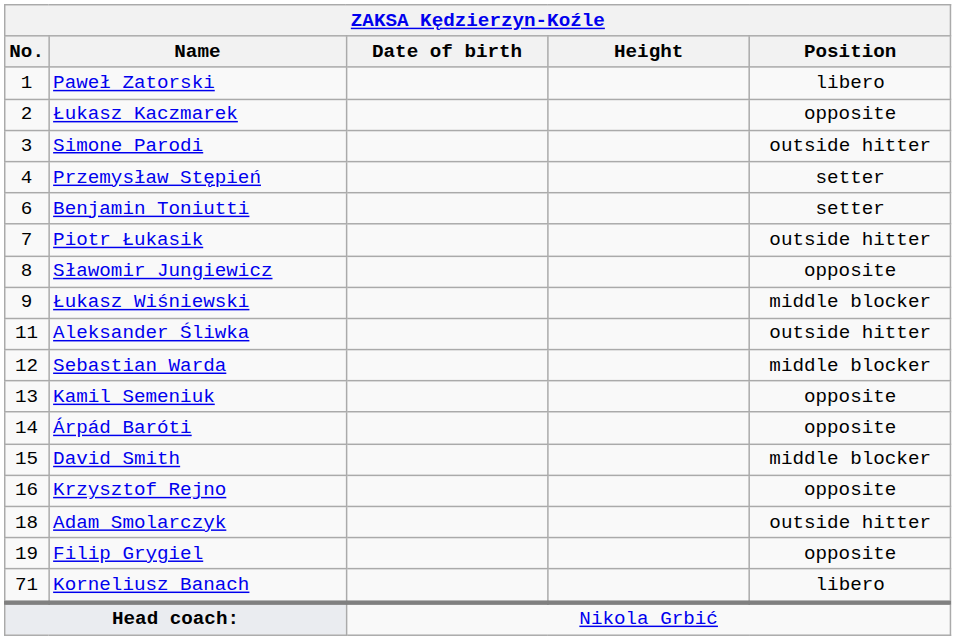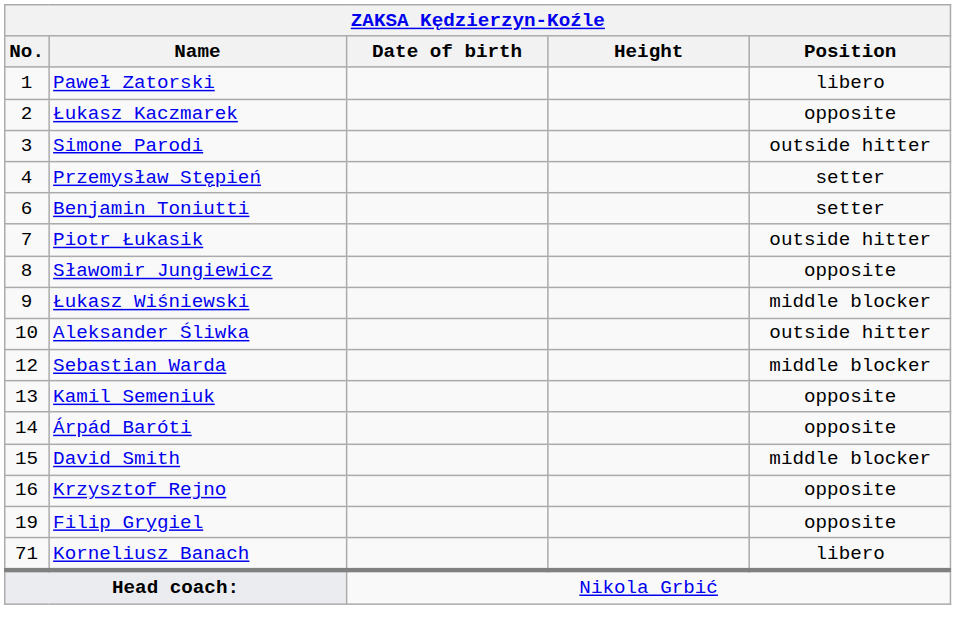(27, 334) 11 -> (27, 334) 10
- row: (140, 522)
